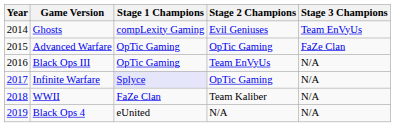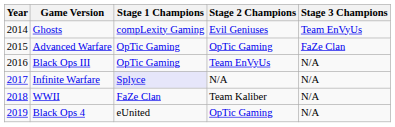(241, 79) OpTic Gaming -> (218, 79) N/A
(218, 113) N/A -> (241, 113) OpTic Gaming
